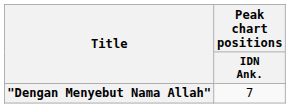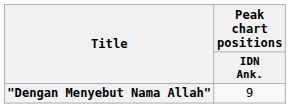(250, 93) 7 -> (250, 93) 9
